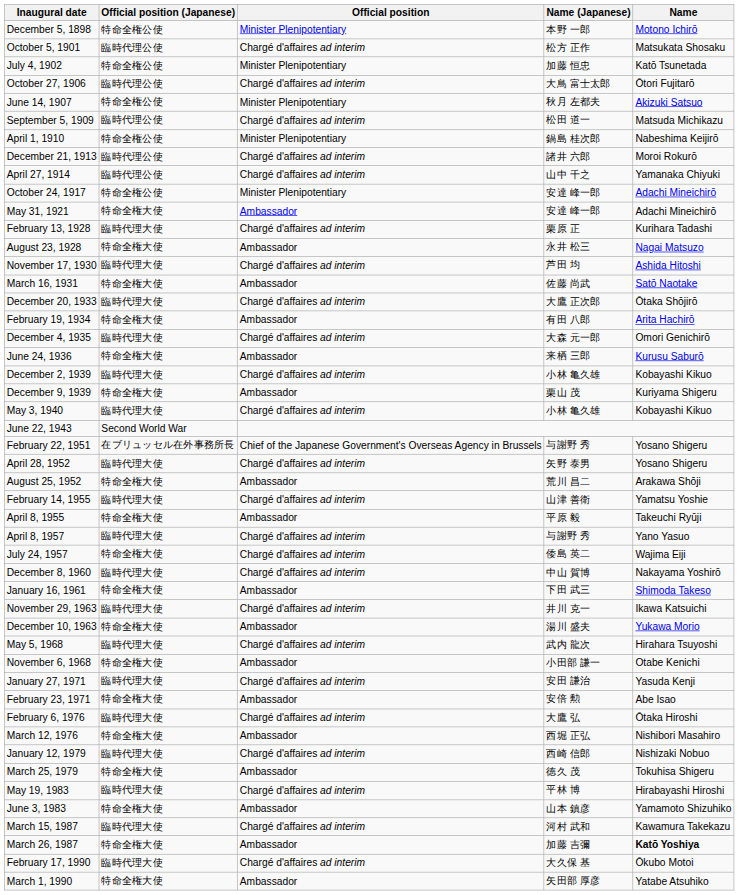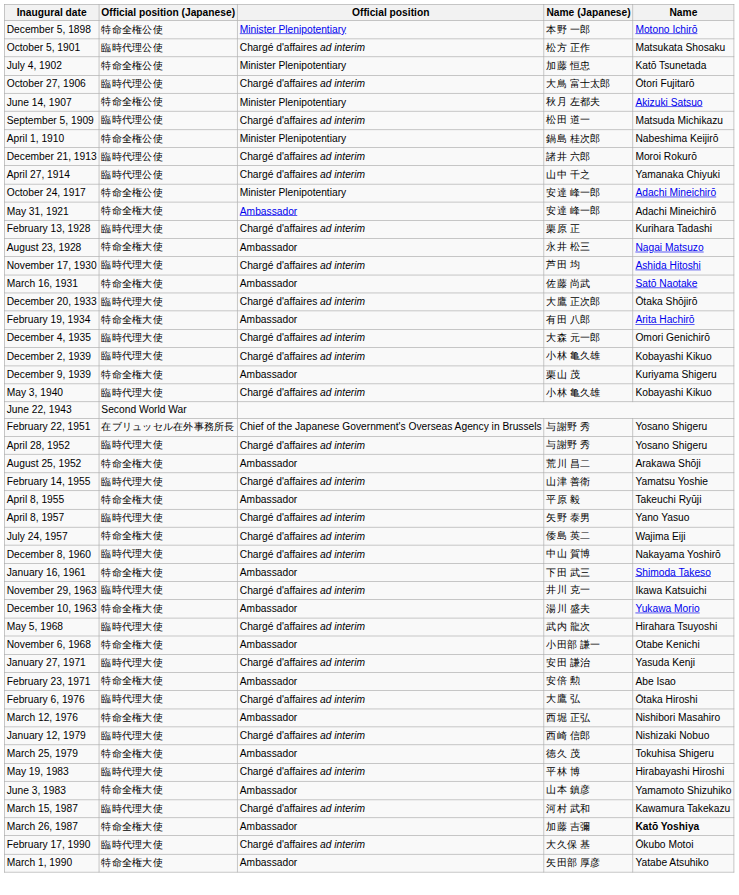- row: (39, 356)
(568, 463) 矢野 泰男 -> (568, 445) 与謝野 秀
(568, 536) 与謝野 秀 -> (568, 517) 矢野 泰男
